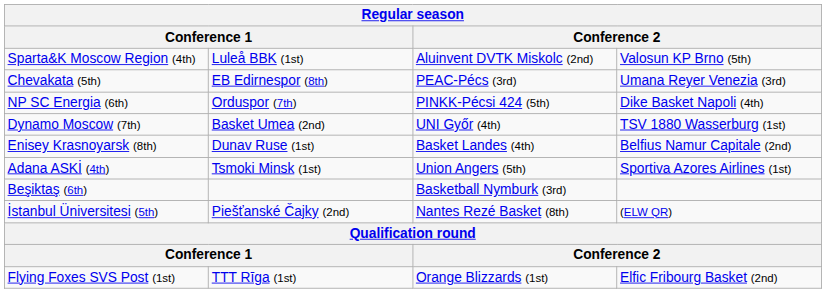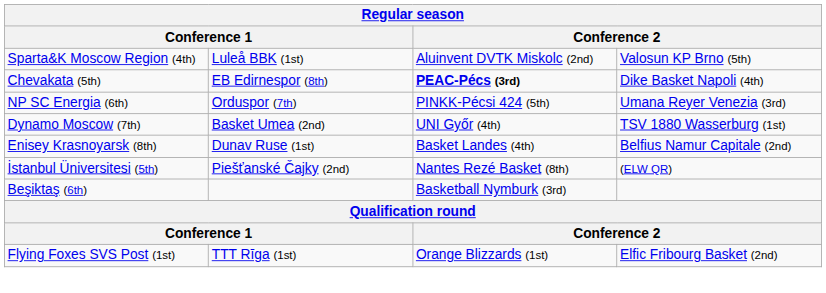(466, 80) normal -> (468, 80) bold
(703, 80) Umana Reyer Venezia (3rd) -> (692, 80) Dike Basket Napoli (4th)
(692, 102) Dike Basket Napoli (4th) -> (703, 102) Umana Reyer Venezia (3rd)
- row: (58, 168)
rows swapped: (83, 211) <-> (47, 189)
